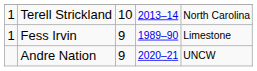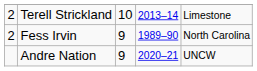(11, 14) 1 -> (11, 14) 2
(217, 15) North Carolina -> (207, 15) Limestone
(11, 35) 1 -> (11, 35) 2
(207, 35) Limestone -> (217, 35) North Carolina
